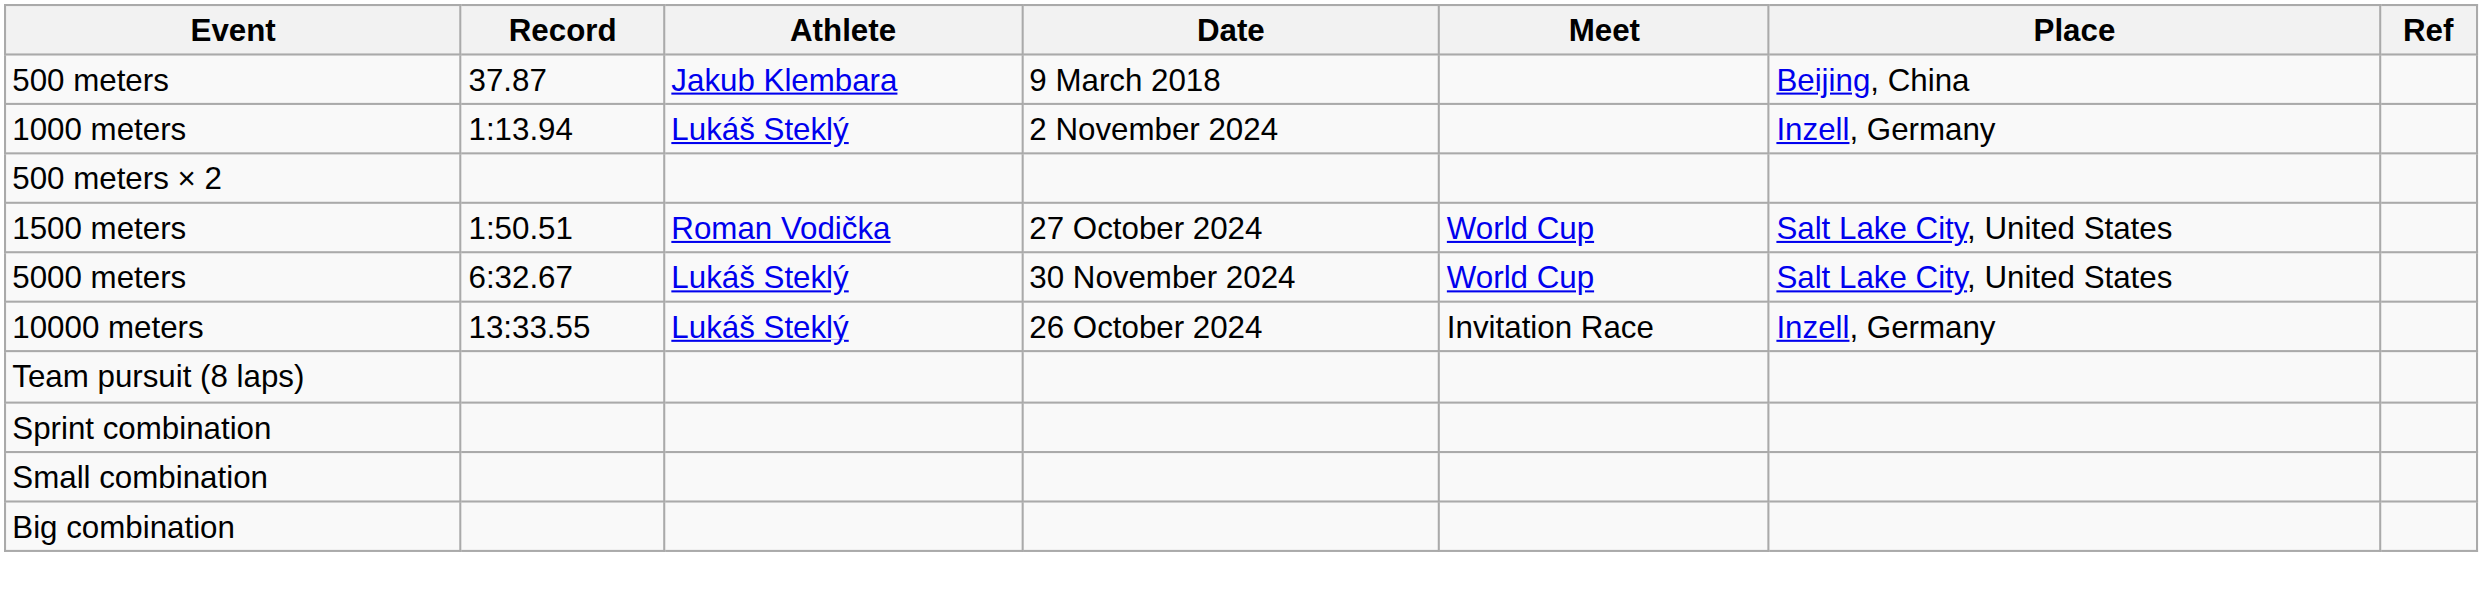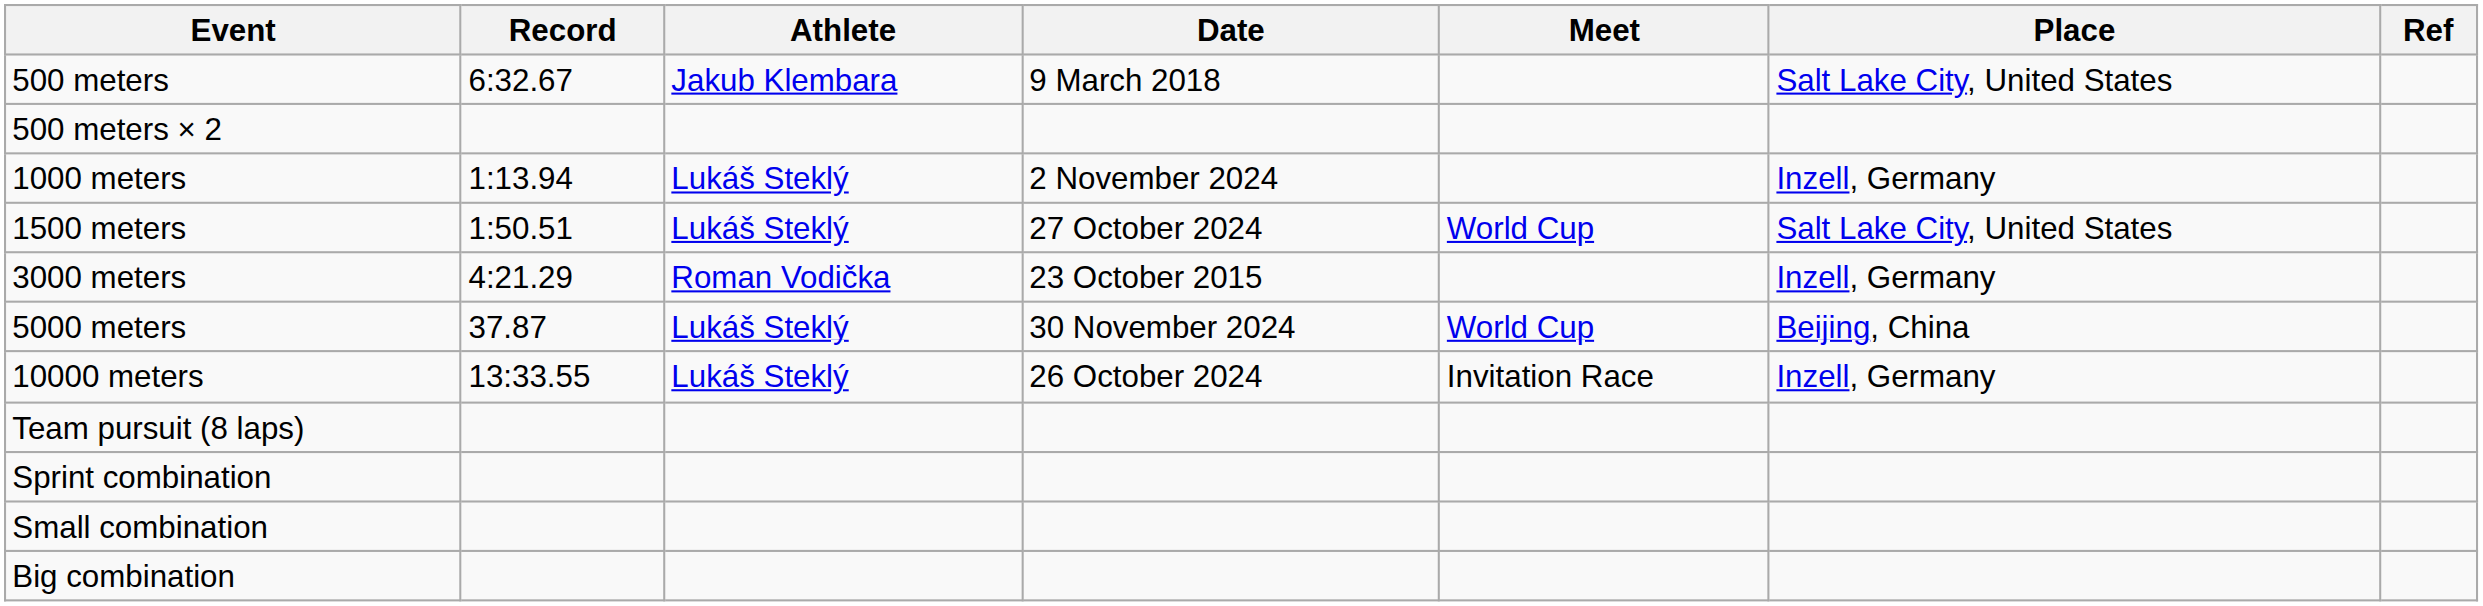(508, 80) 37.87 -> (521, 80) 6:32.67
(1873, 80) Beijing, China -> (1974, 80) Salt Lake City, United States
rows swapped: (117, 179) <-> (99, 129)
(781, 228) Roman Vodička -> (760, 228) Lukáš Steklý
+ row: (99, 278)
(521, 278) 6:32.67 -> (508, 327) 37.87
(1974, 278) Salt Lake City, United States -> (1873, 327) Beijing, China
